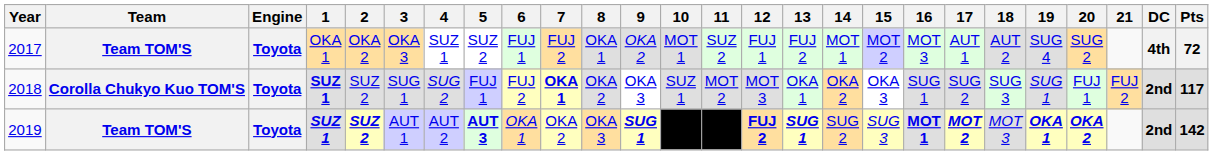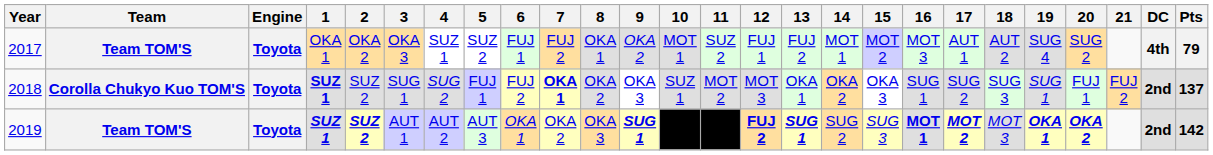(1192, 48) 72 -> (1191, 48) 79
(1192, 89) 117 -> (1191, 89) 137
(483, 129) bold -> (482, 129) normal
